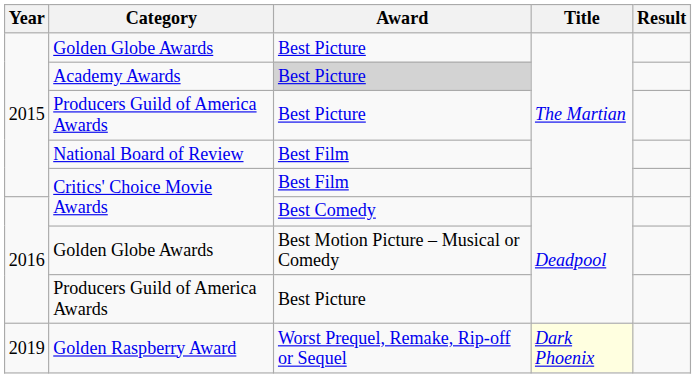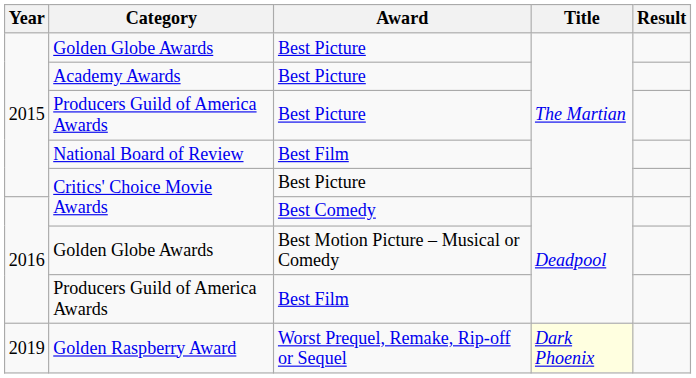(322, 76) lightgrey background -> (322, 76) no background
(313, 182) Best Film -> (322, 182) Best Picture
(322, 299) Best Picture -> (313, 299) Best Film
